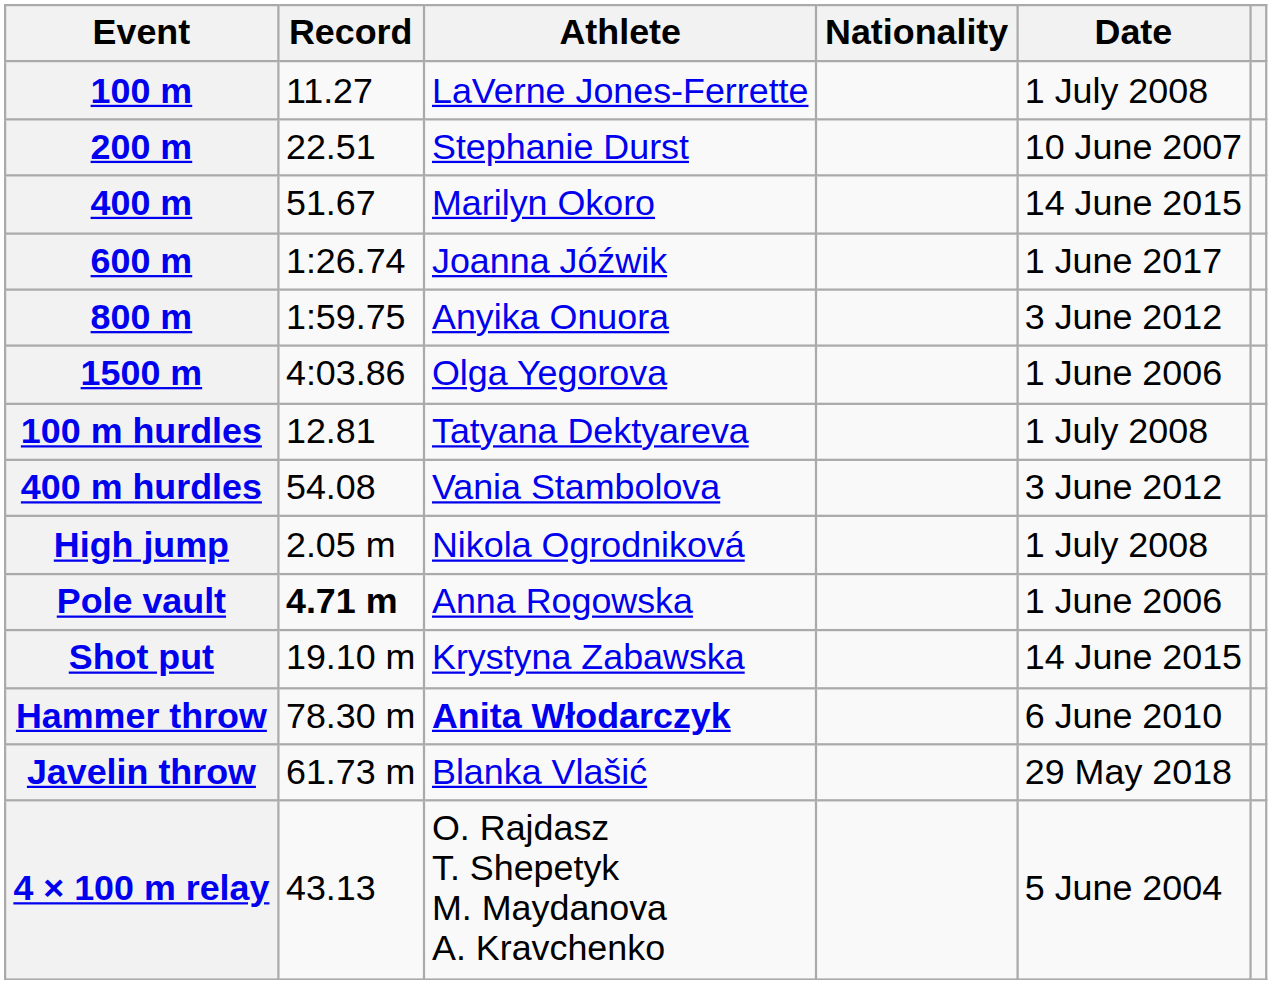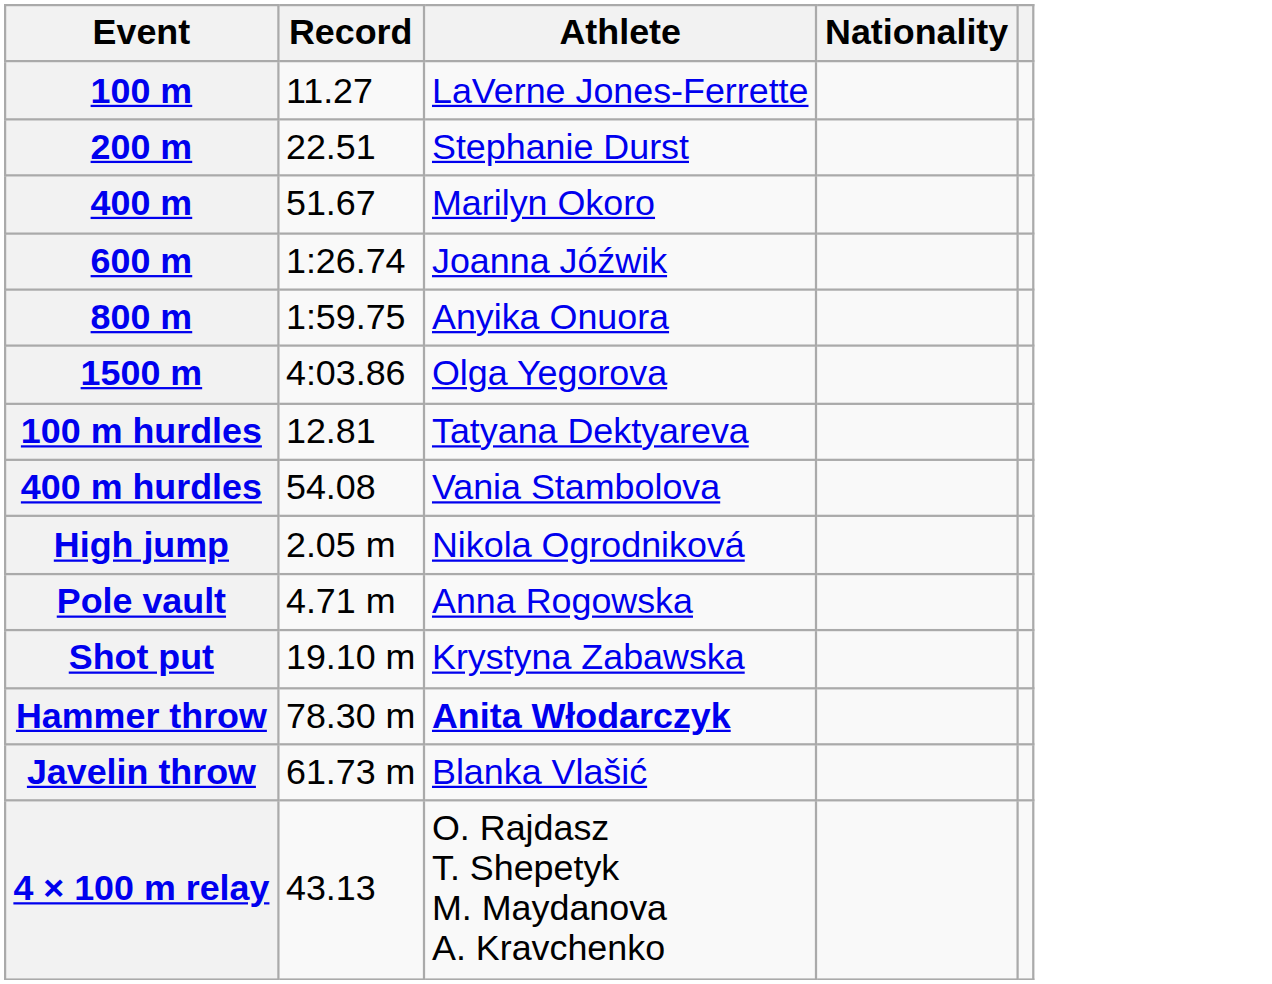- column: (1133, 32)
(342, 601) bold -> (341, 601) normal
